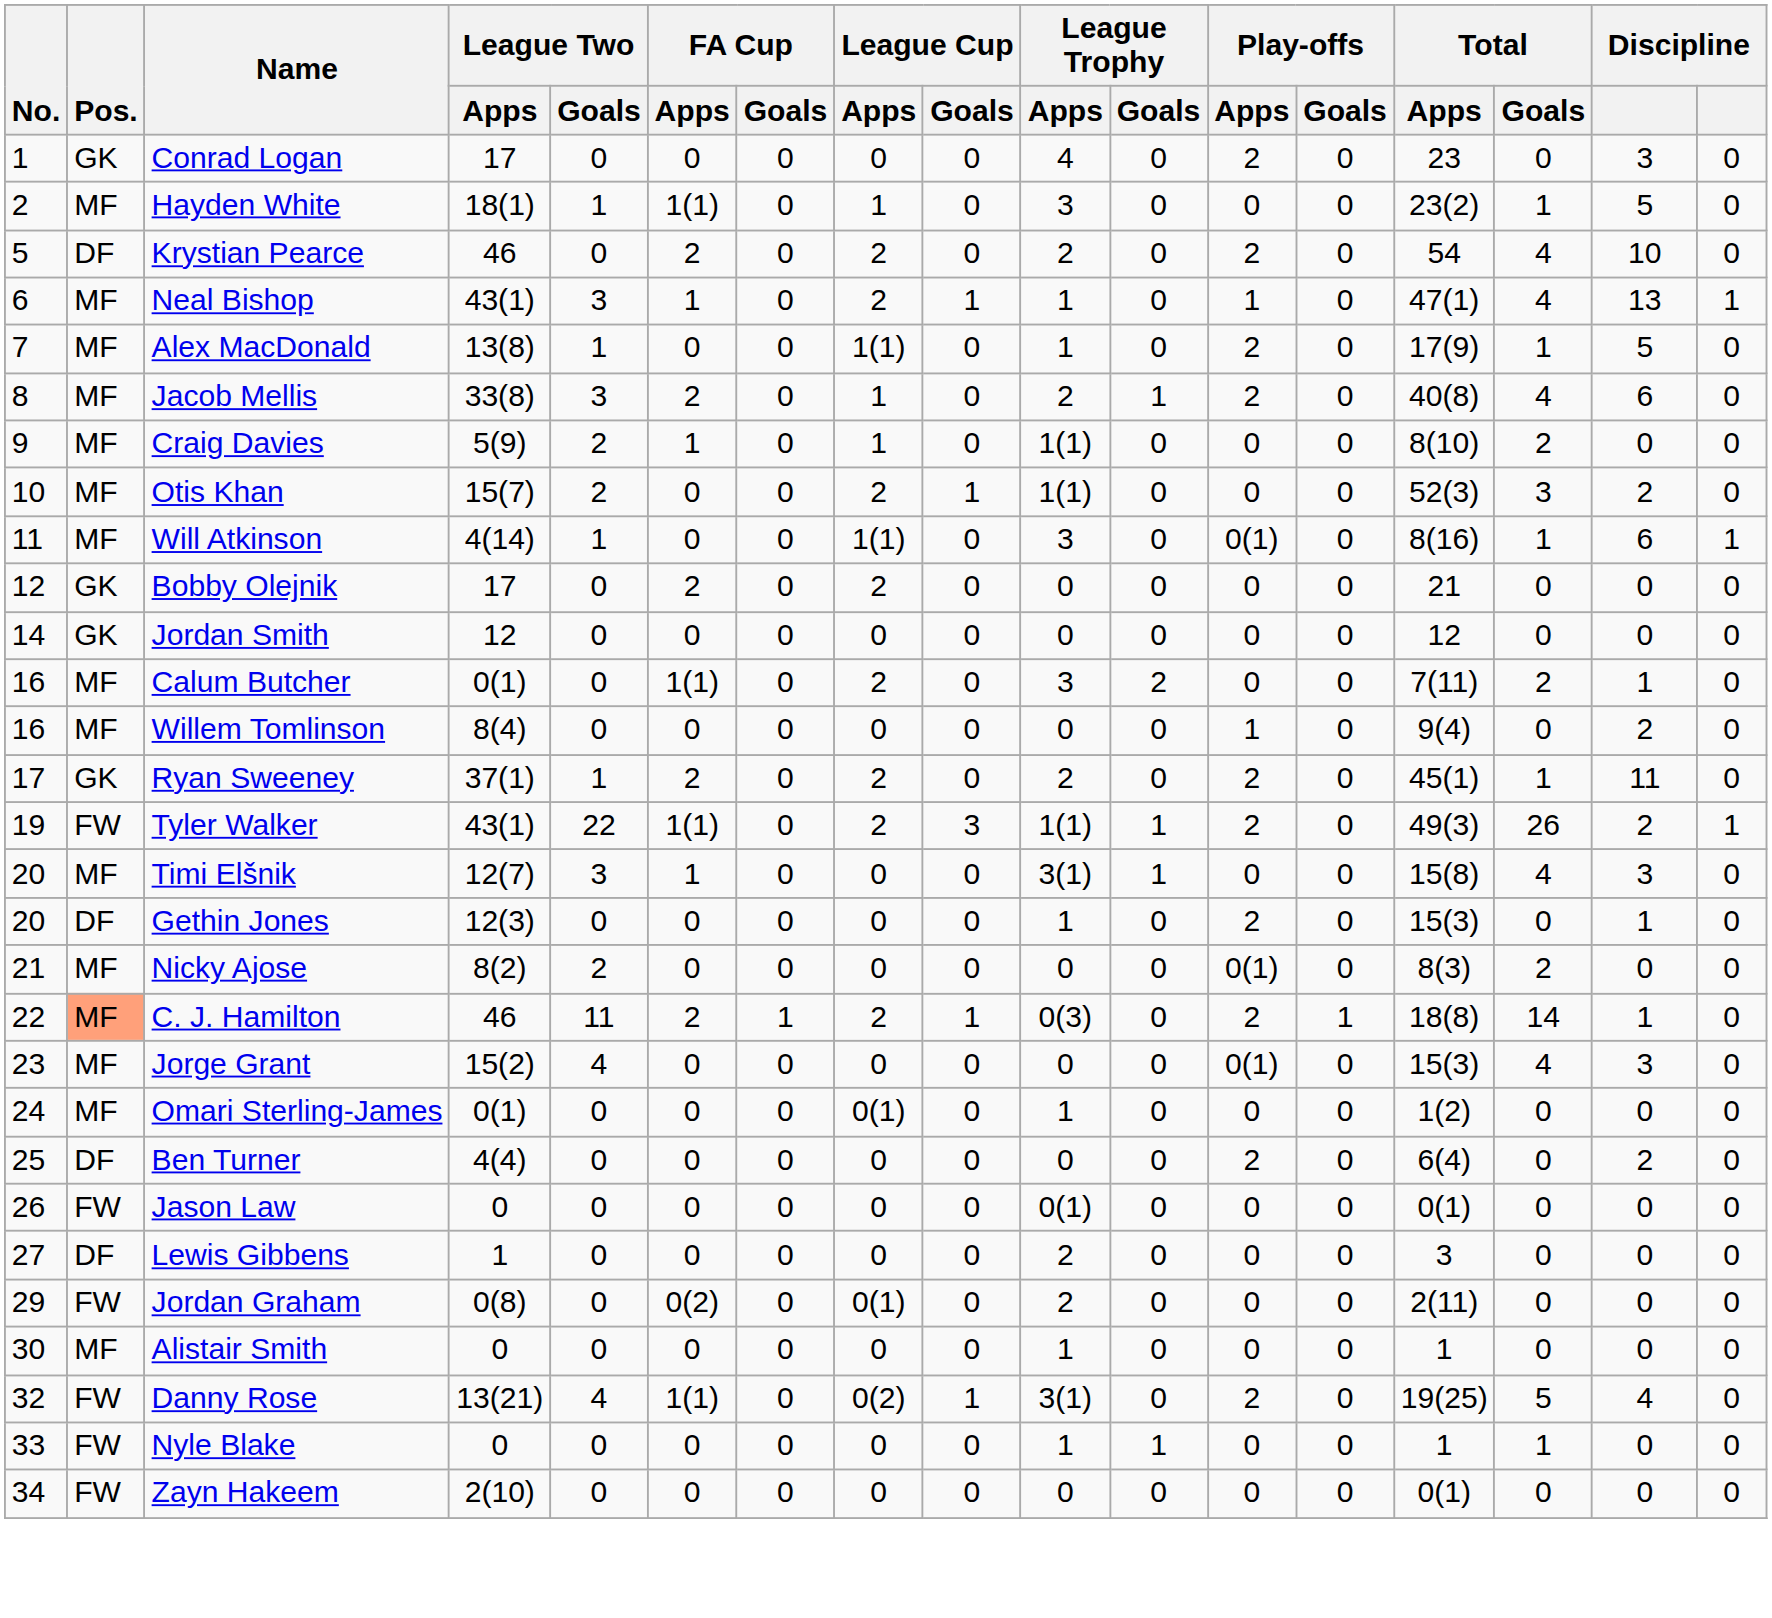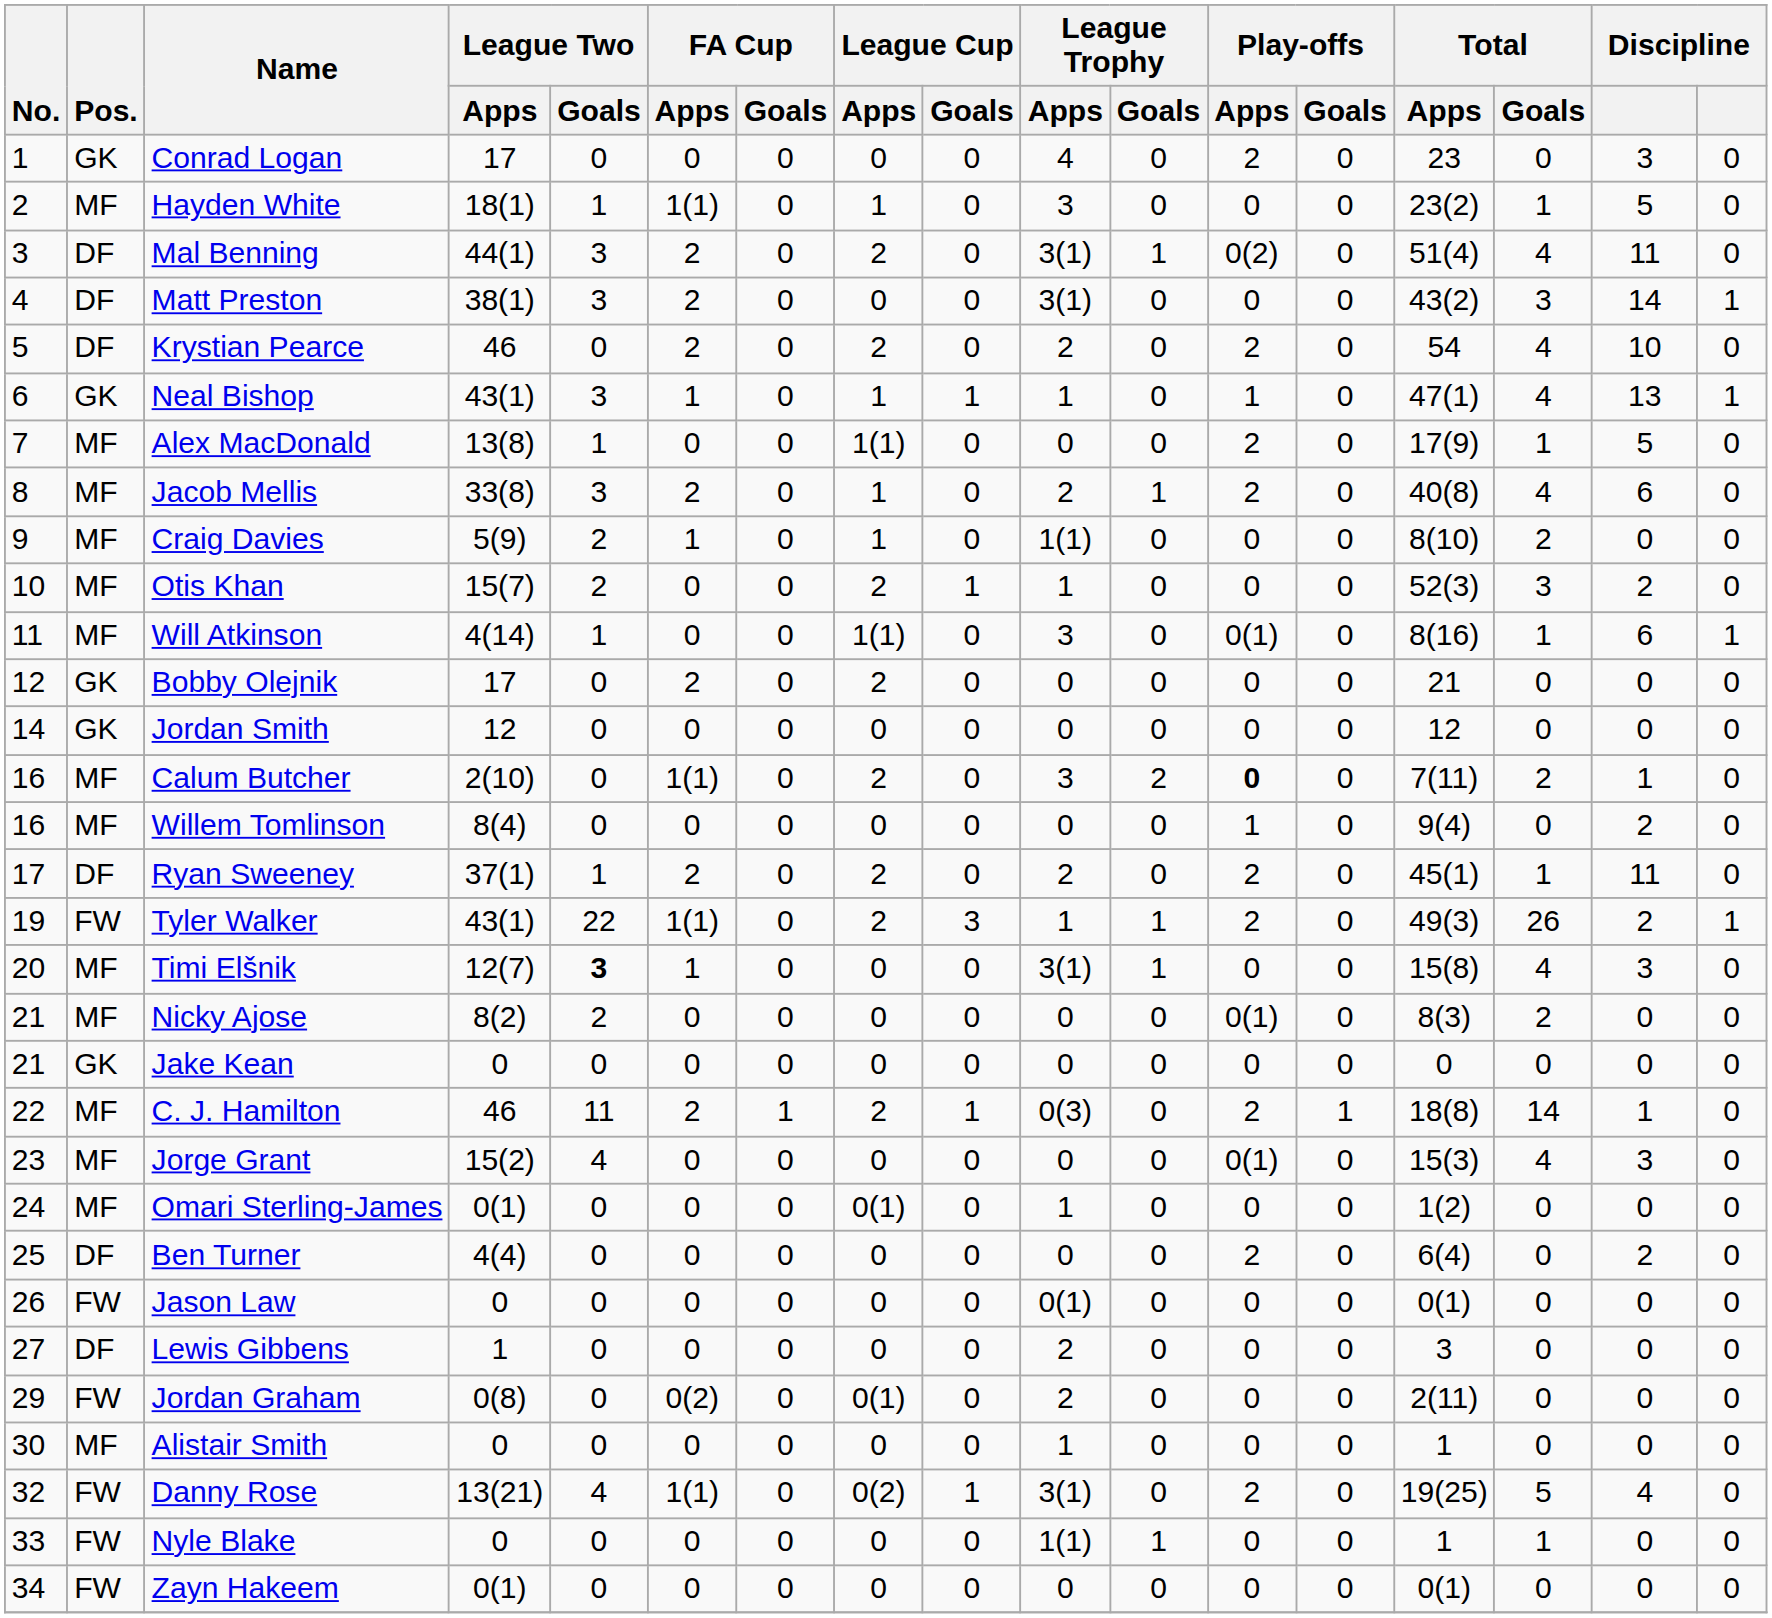+ row: (235, 253)
+ row: (237, 300)
(96, 300) MF -> (96, 396) GK
(879, 300) 2 -> (879, 396) 1
(1065, 348) 1 -> (1065, 443) 0
(1065, 491) 1(1) -> (1065, 586) 1
(500, 682) 0(1) -> (500, 777) 2(10)
(1252, 682) normal -> (1252, 777) bold
(96, 777) GK -> (94, 873) DF
(1065, 825) 1(1) -> (1065, 920) 1
(599, 873) normal -> (599, 968) bold
- row: (240, 920)
+ row: (223, 1063)
(96, 1016) lightsalmon background -> (96, 1111) no background
(1065, 1445) 1 -> (1065, 1541) 1(1)
(500, 1493) 2(10) -> (500, 1588) 0(1)
